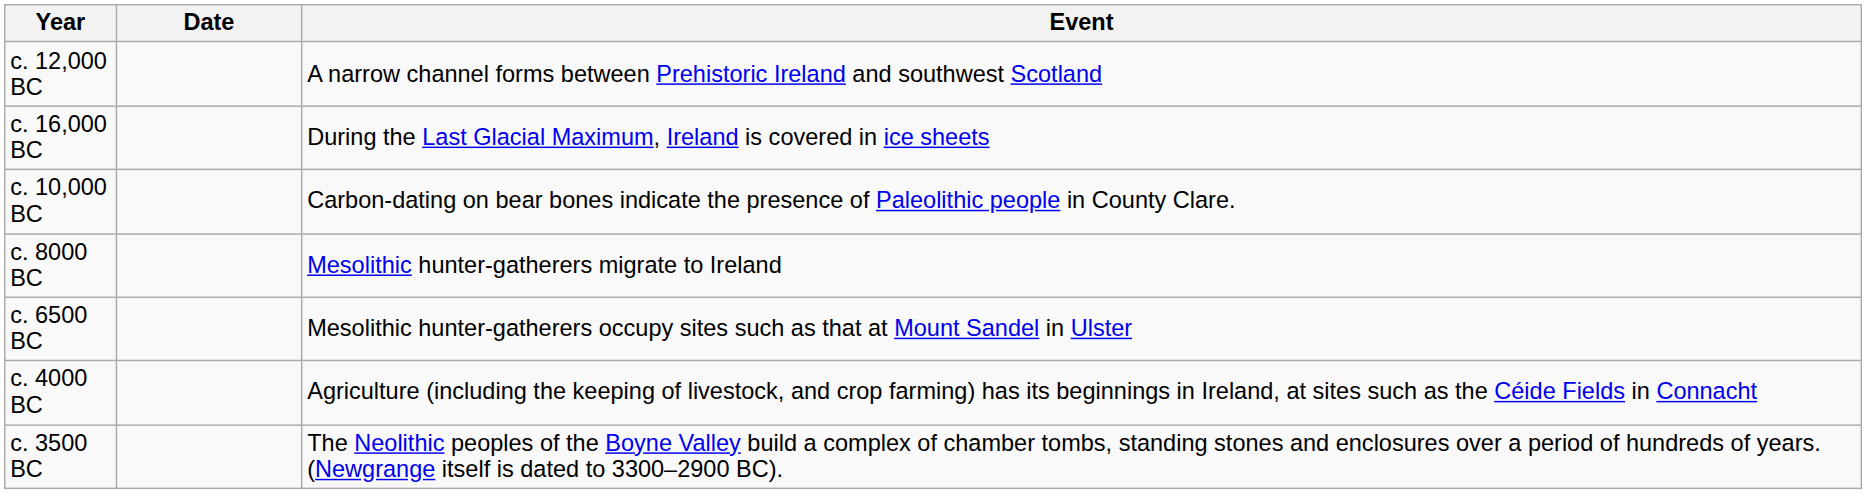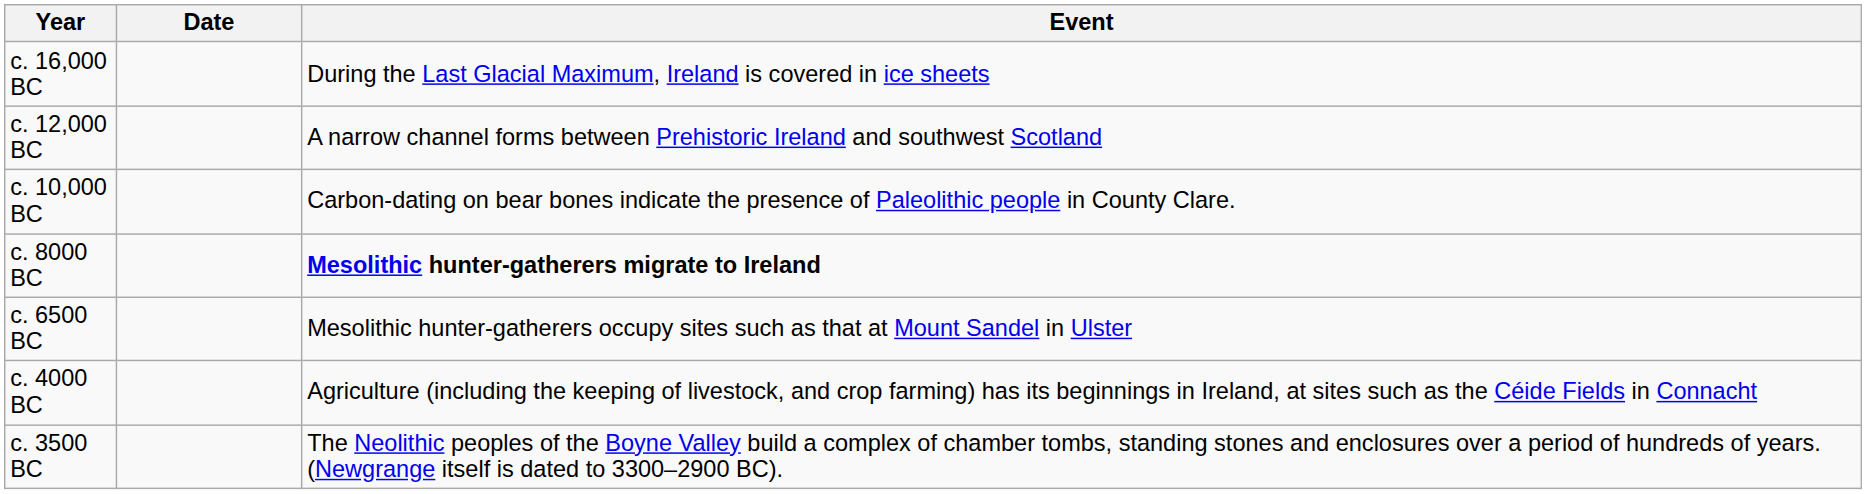rows swapped: (59, 137) <-> (59, 73)
(544, 264) normal -> (564, 264) bold
